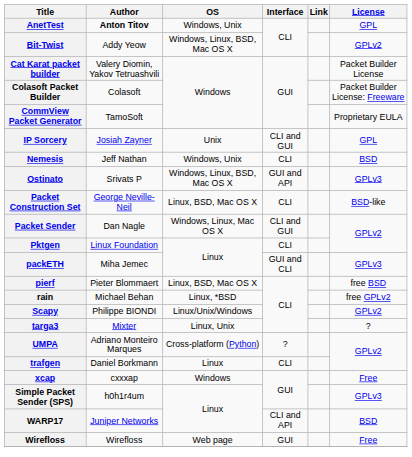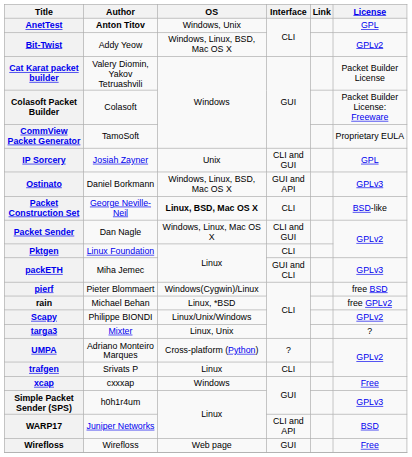- row: (45, 160)
(124, 179) Srivats P -> (120, 184) Daniel Borkmann
(213, 203) normal -> (212, 208) bold
(213, 284) Linux, BSD, Mac OS X -> (212, 289) Windows(Cygwin)/Linux
(124, 364) Daniel Borkmann -> (120, 370) Srivats P
